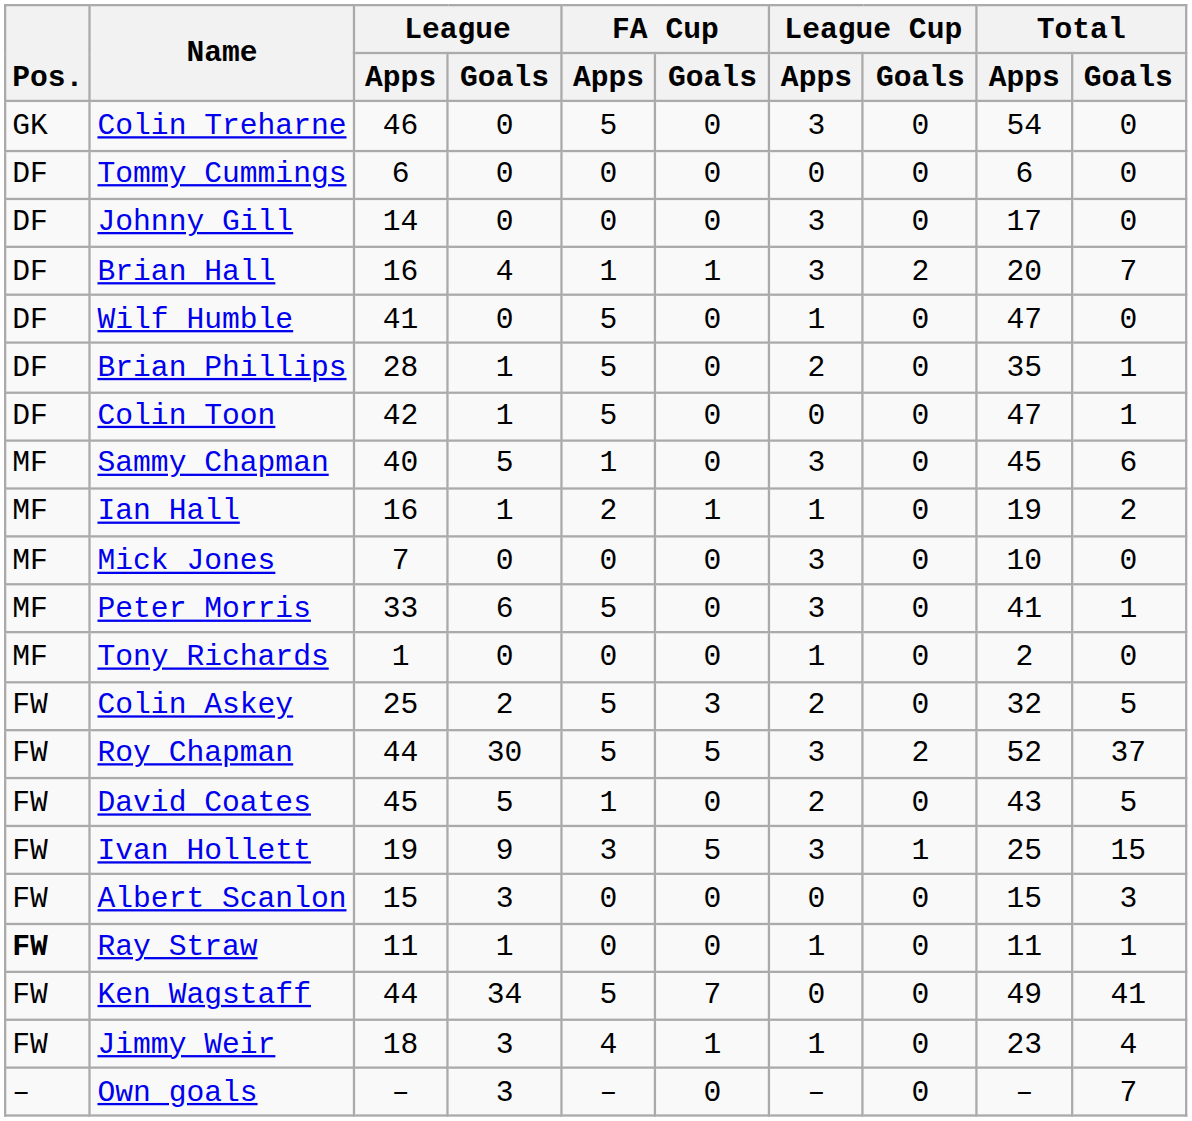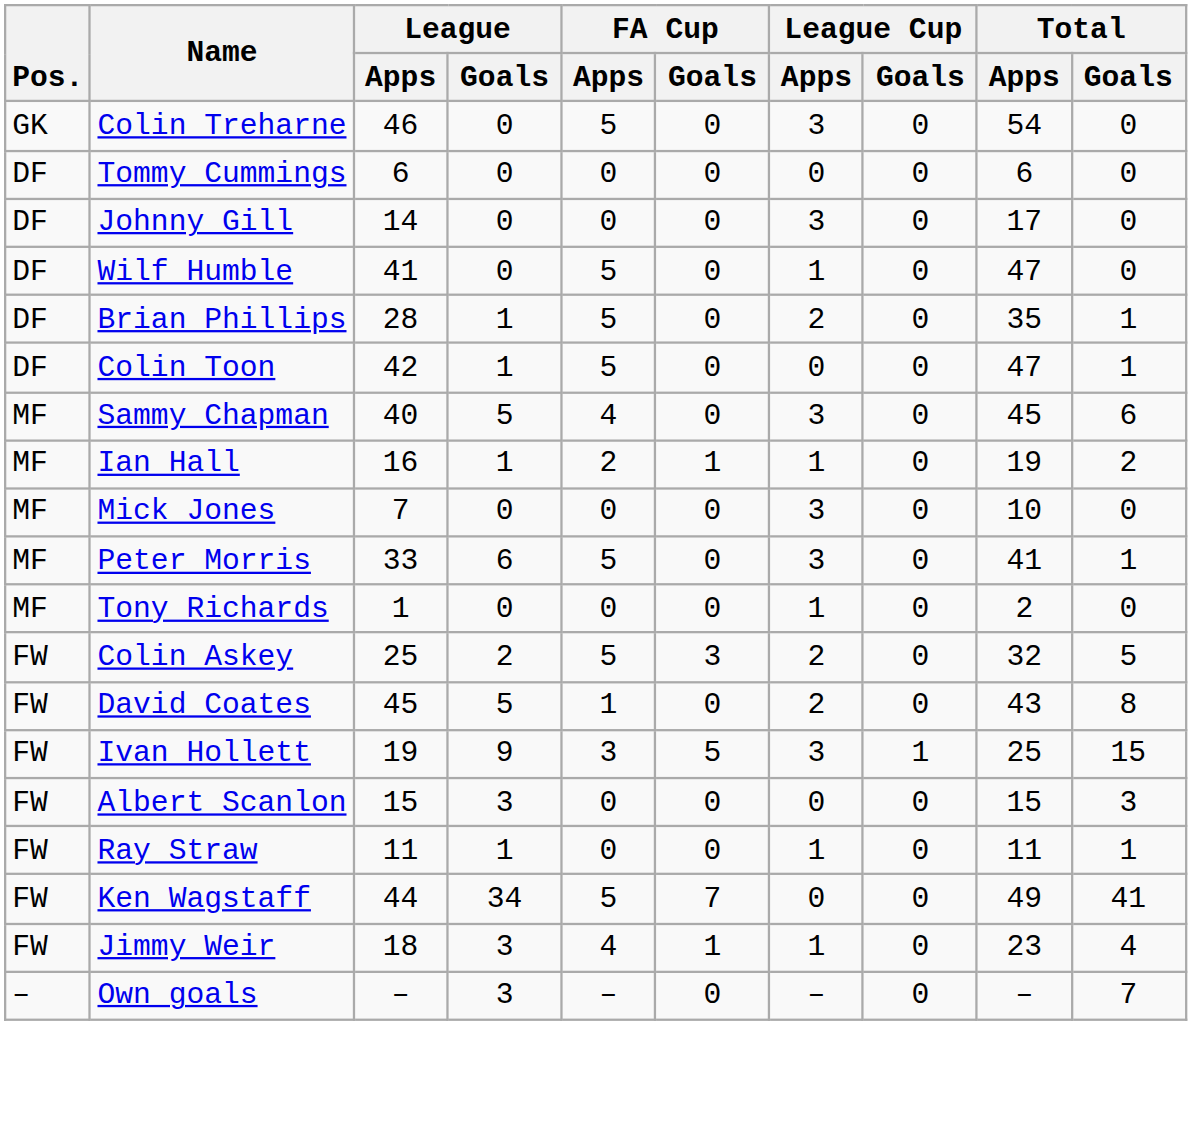- row: (186, 271)
(609, 464) 1 -> (609, 416) 4
- row: (195, 754)
(1128, 802) 5 -> (1128, 706) 8
(30, 947) bold -> (30, 851) normal
